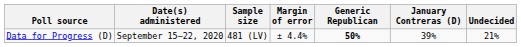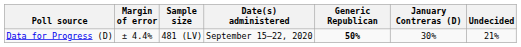columns swapped: (170, 16) <-> (292, 16)
(429, 35) 39% -> (429, 35) 30%
